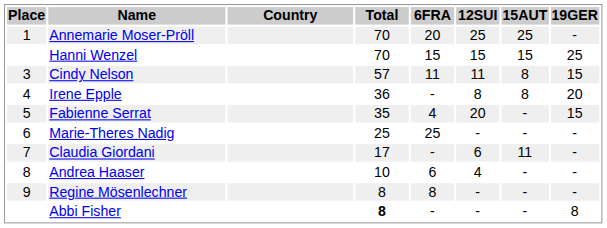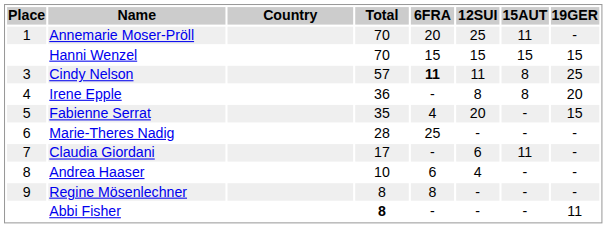(525, 35) 25 -> (525, 35) 11
(575, 55) 25 -> (575, 55) 15
(432, 75) normal -> (432, 75) bold
(575, 75) 15 -> (575, 75) 25
(382, 133) 25 -> (382, 133) 28
(575, 212) 8 -> (575, 212) 11
